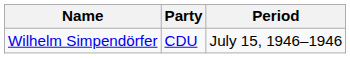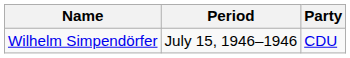columns swapped: (276, 16) <-> (184, 16)
